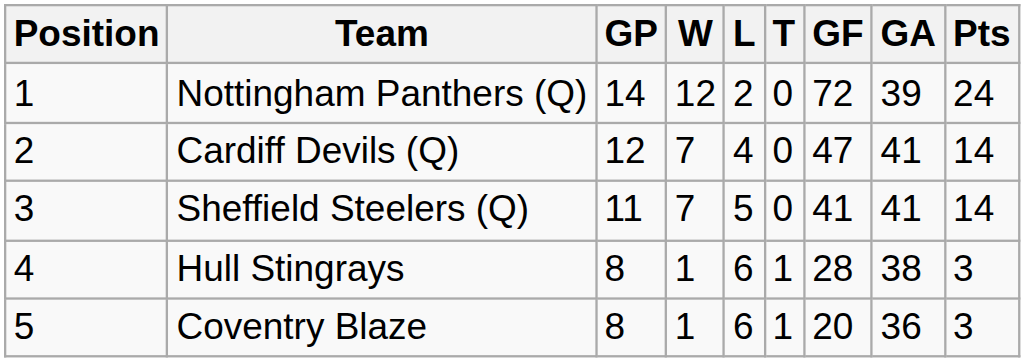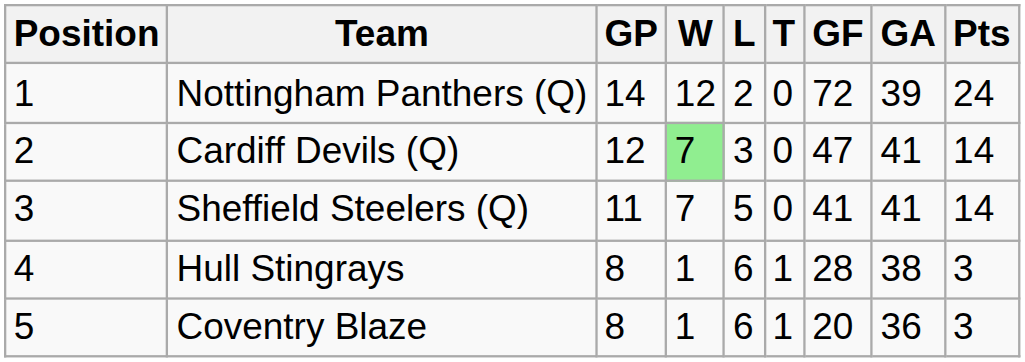(685, 151) no background -> (685, 151) lightgreen background
(743, 151) 4 -> (743, 151) 3
